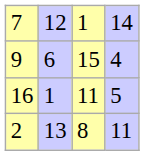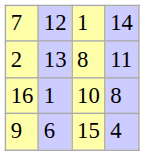rows swapped: (16, 131) <-> (16, 59)
(88, 95) 11 -> (88, 95) 10
(116, 95) 5 -> (116, 95) 8
